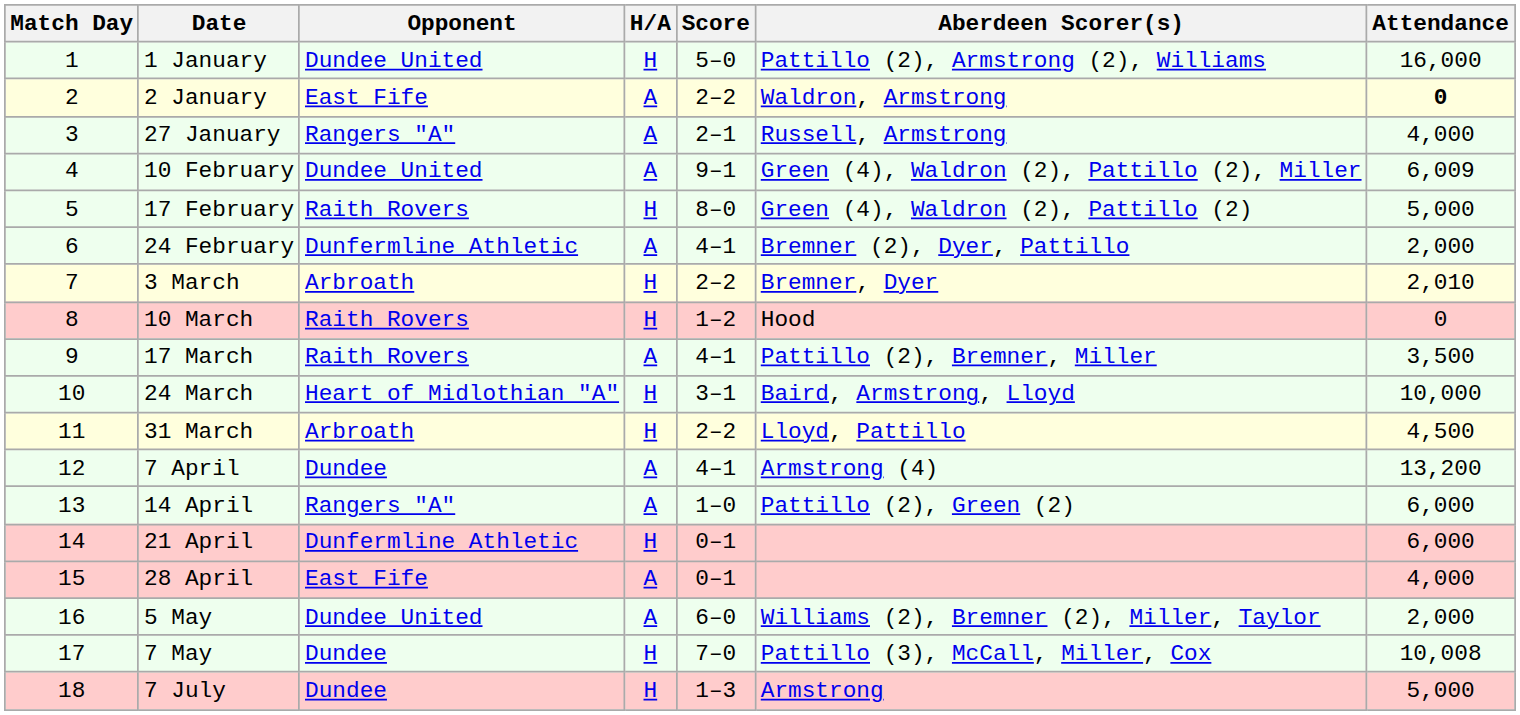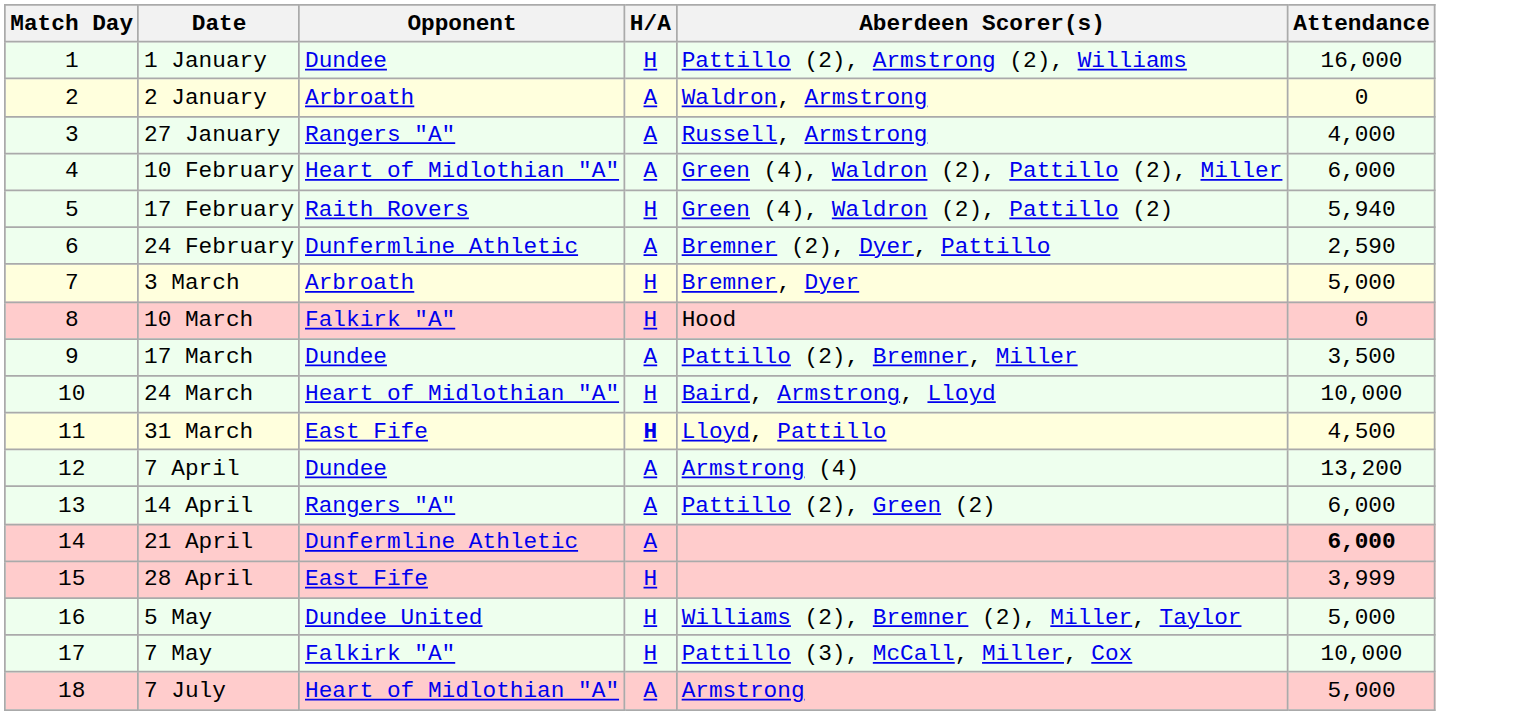- column: (716, 23)
(394, 60) Dundee United -> (346, 60) Dundee
(366, 98) East Fife -> (360, 98) Arbroath
(1441, 98) bold -> (1362, 98) normal
(394, 172) Dundee United -> (462, 172) Heart of Midlothian "A"
(1441, 172) 6,009 -> (1362, 172) 6,000
(1441, 209) 5,000 -> (1362, 209) 5,940
(1441, 246) 2,000 -> (1362, 246) 2,590
(1441, 283) 2,010 -> (1362, 283) 5,000
(387, 320) Raith Rovers -> (380, 320) Falkirk "A"
(387, 357) Raith Rovers -> (346, 357) Dundee
(360, 431) Arbroath -> (366, 431) East Fife
(650, 431) normal -> (650, 431) bold
(650, 543) H -> (650, 543) A
(1441, 543) normal -> (1362, 543) bold
(650, 580) A -> (650, 580) H
(1441, 580) 4,000 -> (1362, 580) 3,999
(650, 617) A -> (650, 617) H
(1441, 617) 2,000 -> (1362, 617) 5,000
(346, 654) Dundee -> (380, 654) Falkirk "A"
(1441, 654) 10,008 -> (1362, 654) 10,000
(346, 691) Dundee -> (462, 691) Heart of Midlothian "A"
(650, 691) H -> (650, 691) A
